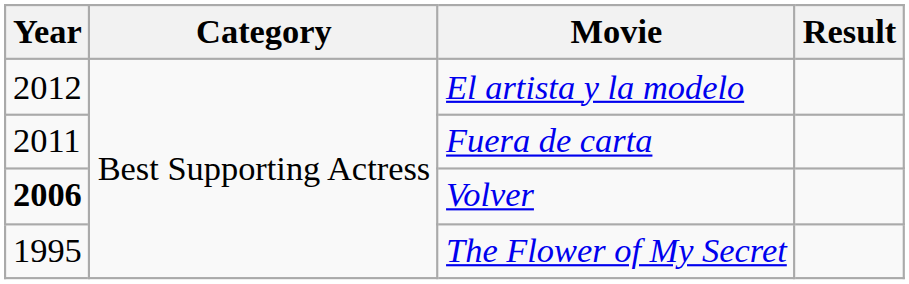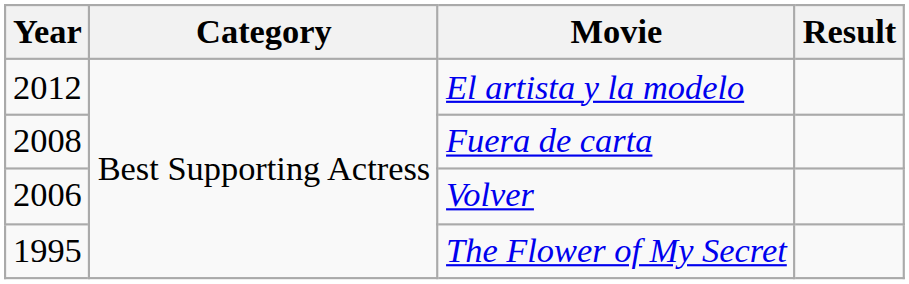(47, 140) 2011 -> (47, 140) 2008
(47, 195) bold -> (47, 195) normal
